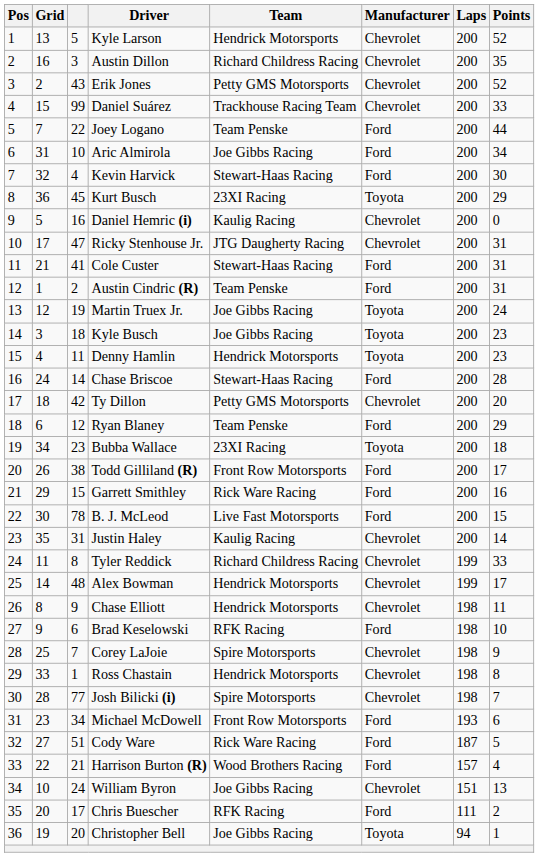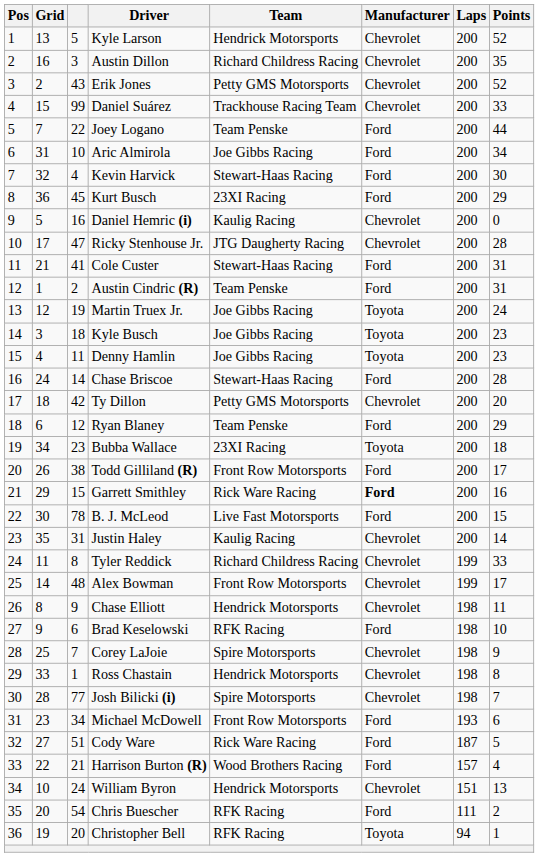(384, 197) Toyota -> (378, 197) Ford
(500, 242) 31 -> (500, 242) 28
(276, 356) Hendrick Motorsports -> (263, 356) Joe Gibbs Racing
(378, 492) normal -> (380, 492) bold
(276, 583) Hendrick Motorsports -> (280, 583) Front Row Motorsports
(263, 788) Joe Gibbs Racing -> (276, 788) Hendrick Motorsports
(78, 810) 17 -> (78, 810) 54
(263, 833) Joe Gibbs Racing -> (249, 833) RFK Racing
